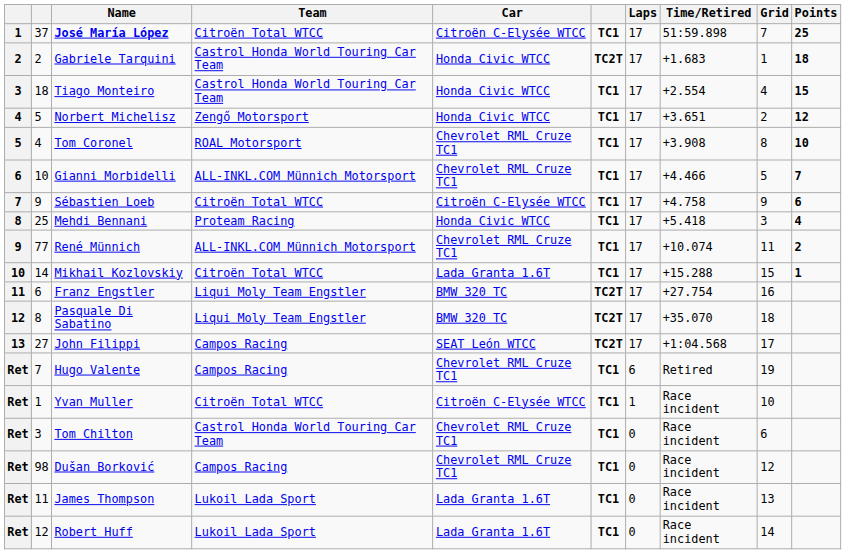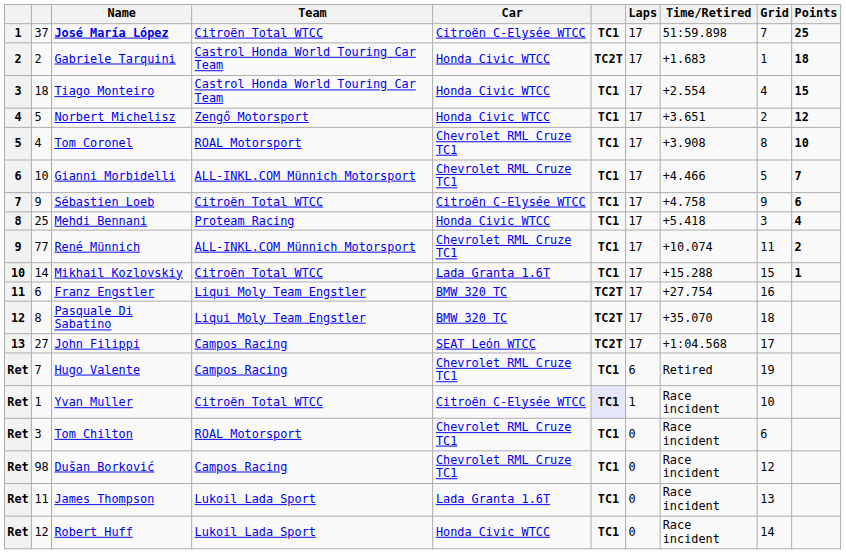(609, 402) no background -> (609, 402) lavender background
(305, 435) Castrol Honda World Touring Car Team -> (248, 435) ROAL Motorsport
(493, 533) Lada Granta 1.6T -> (493, 533) Honda Civic WTCC
